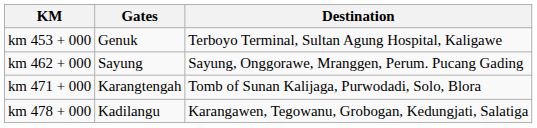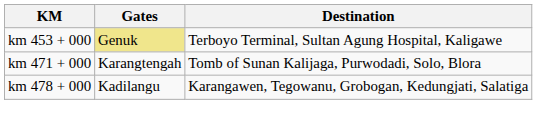(118, 39) no background -> (118, 39) khaki background
- row: (49, 63)
